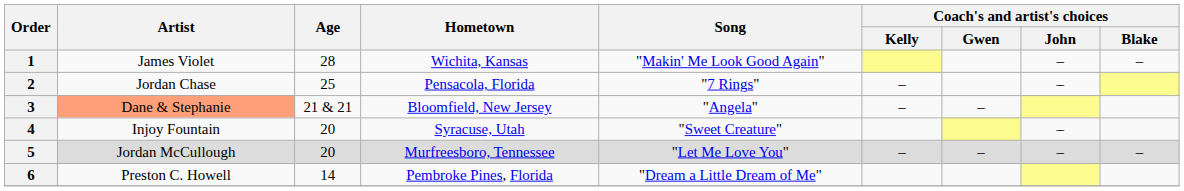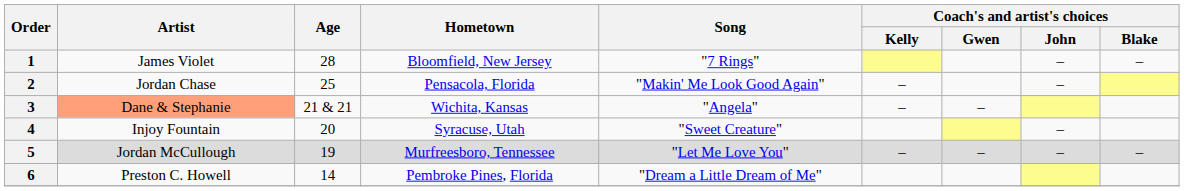(480, 61) Wichita, Kansas -> (480, 61) Bloomfield, New Jersey
(730, 61) "Makin' Me Look Good Again" -> (730, 61) "7 Rings"
(730, 84) "7 Rings" -> (730, 84) "Makin' Me Look Good Again"
(480, 106) Bloomfield, New Jersey -> (480, 106) Wichita, Kansas
(328, 152) 20 -> (328, 152) 19
